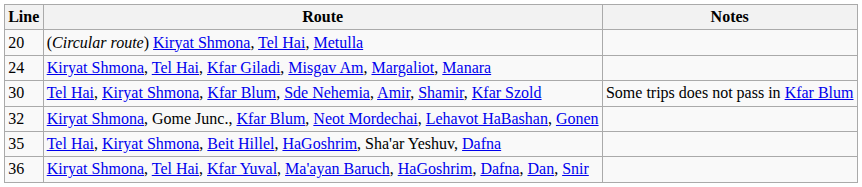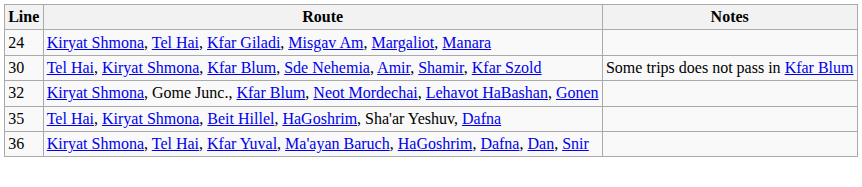- row: (205, 42)
